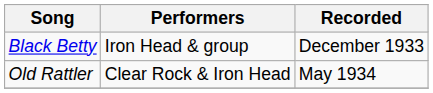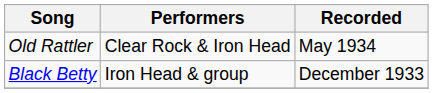rows swapped: (53, 46) <-> (51, 74)
